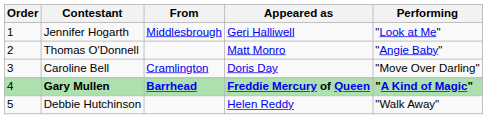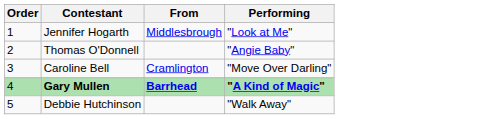- column: (299, 13)
